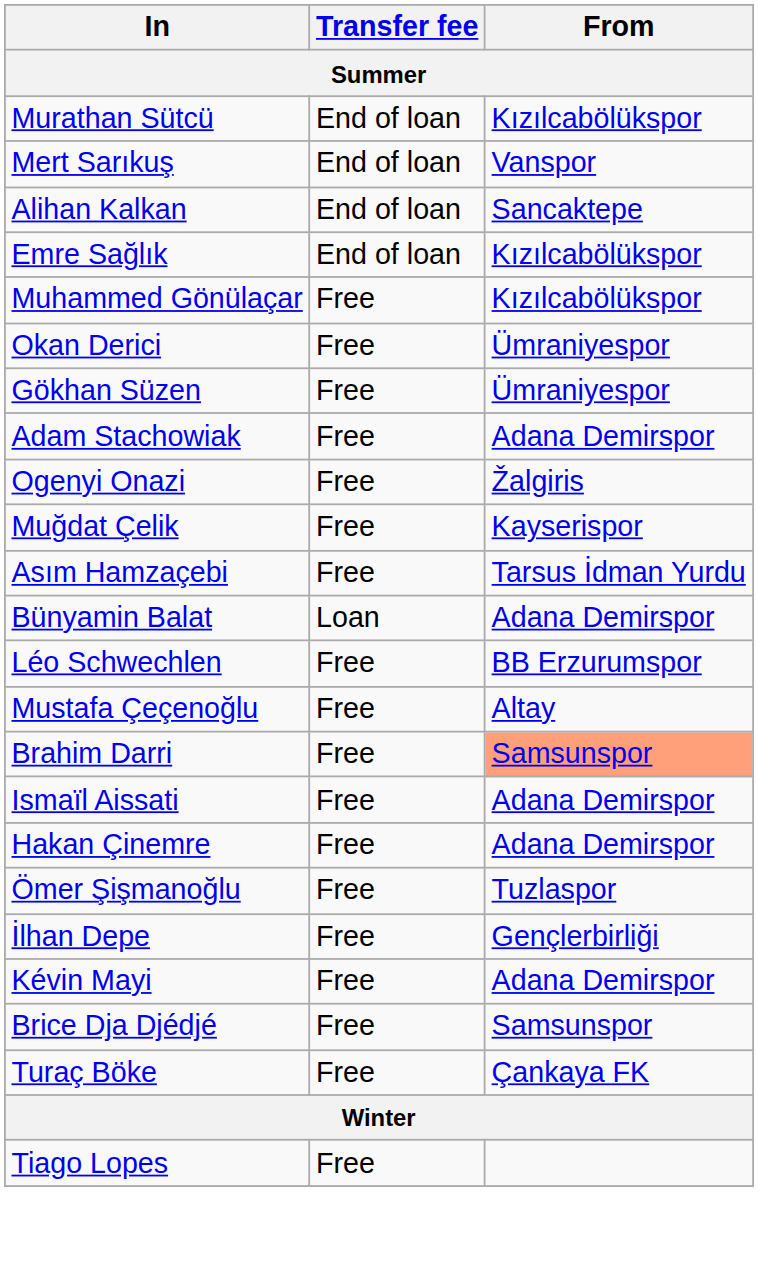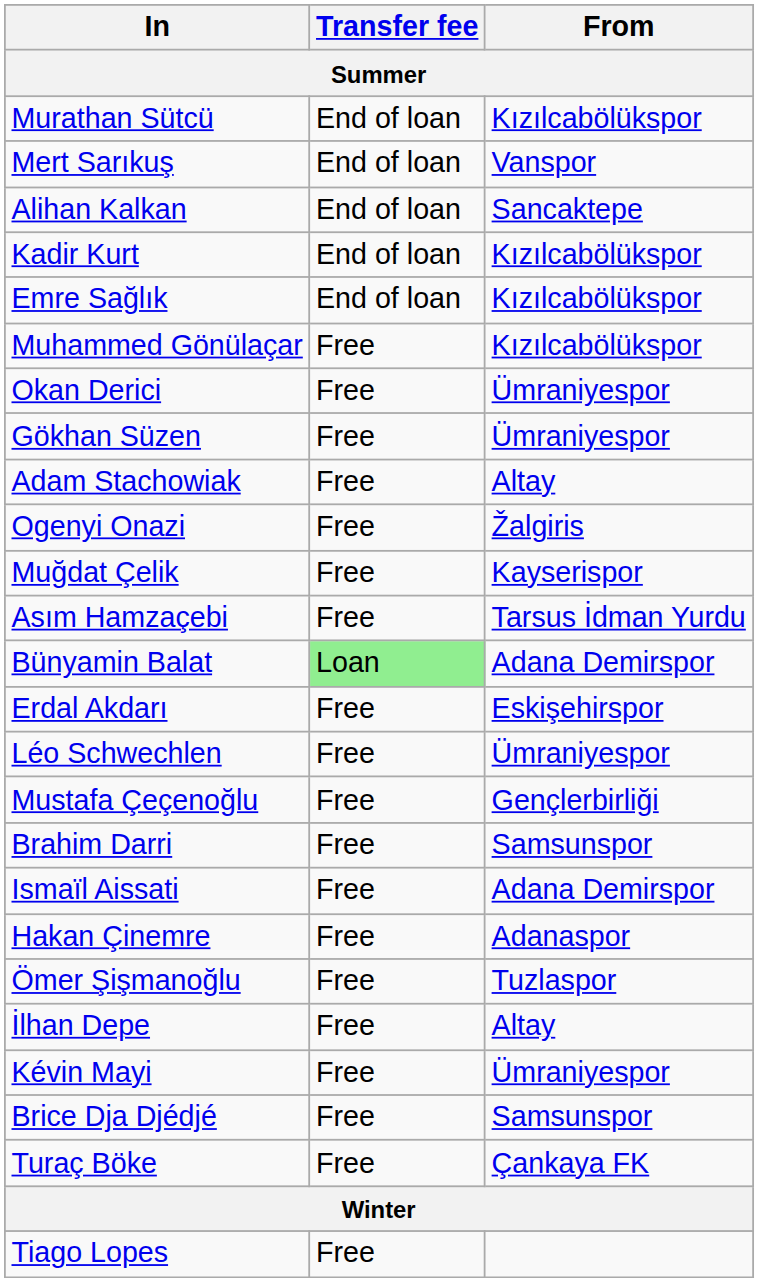+ row: (75, 254)
(603, 436) Adana Demirspor -> (523, 481) Altay
(348, 617) no background -> (348, 663) lightgreen background
+ row: (90, 708)
(597, 663) BB Erzurumspor -> (581, 753) Ümraniyespor
(523, 708) Altay -> (575, 799) Gençlerbirliği
(572, 753) lightsalmon background -> (572, 844) no background
(603, 844) Adana Demirspor -> (561, 935) Adanaspor
(575, 935) Gençlerbirliği -> (523, 1026) Altay
(603, 981) Adana Demirspor -> (581, 1071) Ümraniyespor
